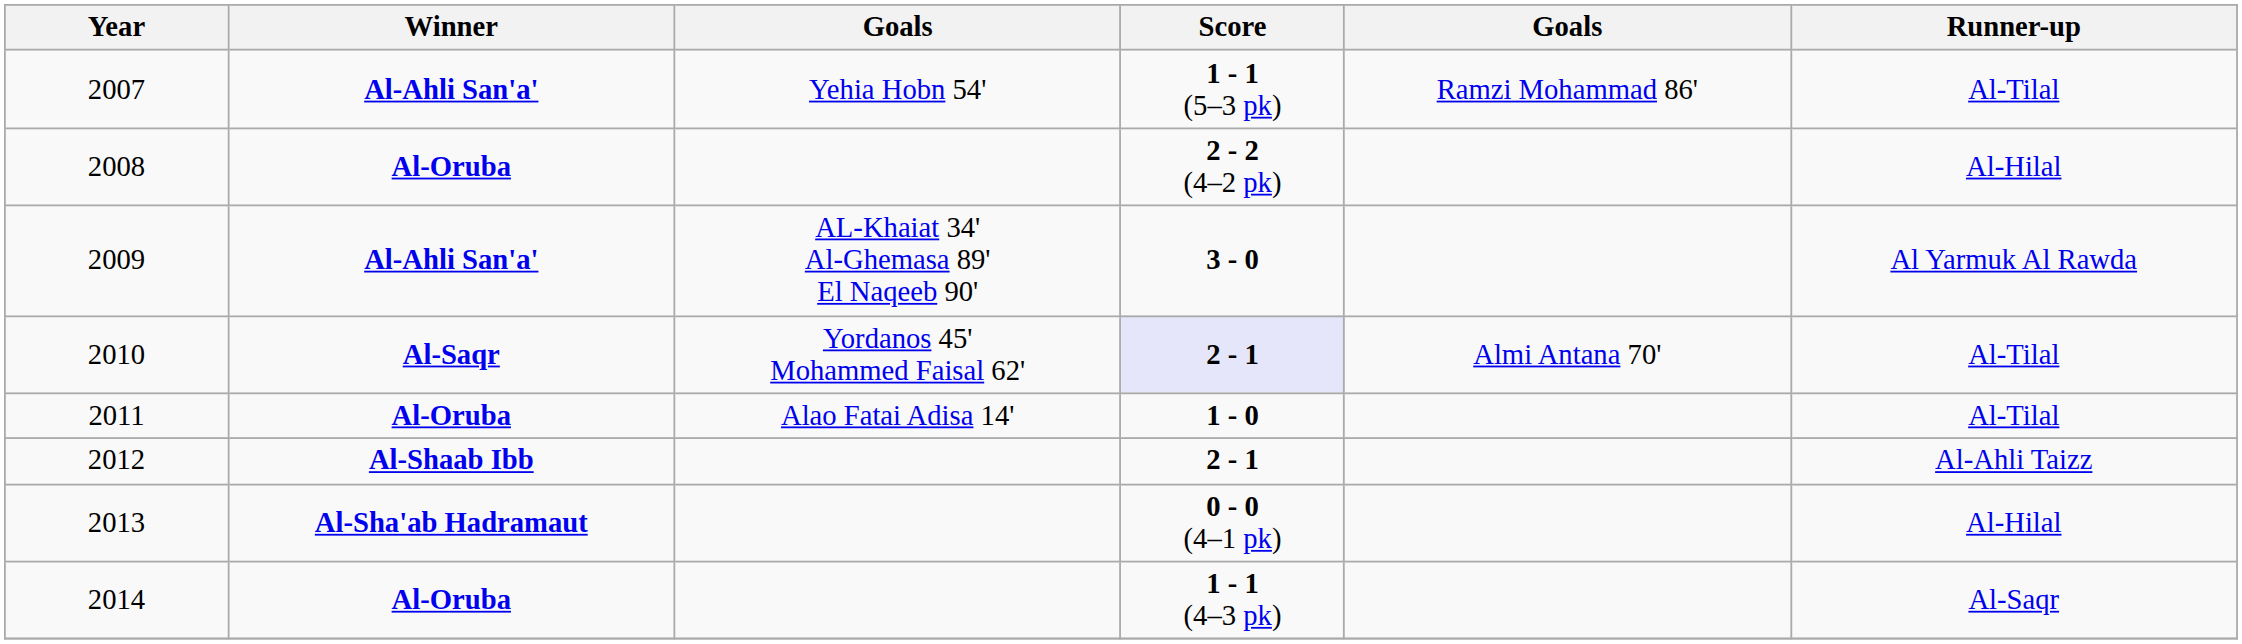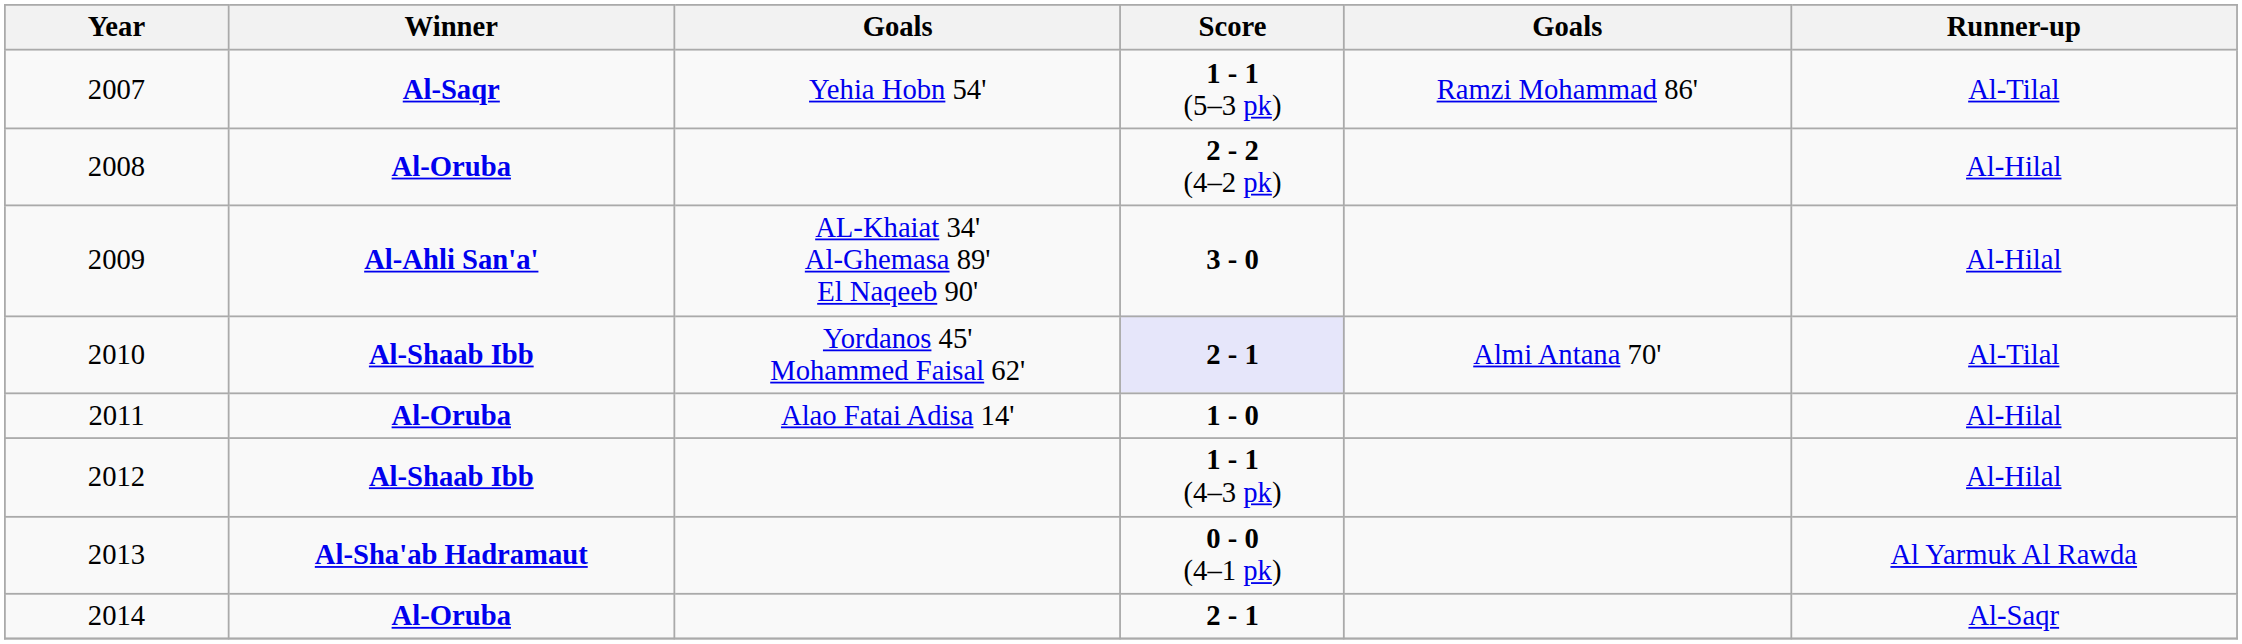(451, 88) Al-Ahli San'a' -> (451, 88) Al-Saqr
(2014, 260) Al Yarmuk Al Rawda -> (2014, 260) Al-Hilal
(451, 353) Al-Saqr -> (451, 353) Al-Shaab Ibb
(2014, 415) Al-Tilal -> (2014, 415) Al-Hilal
(1232, 460) 2 - 1 -> (1232, 476) 1 - 1 (4–3 pk)
(2014, 460) Al-Ahli Taizz -> (2014, 476) Al-Hilal
(2014, 522) Al-Hilal -> (2014, 554) Al Yarmuk Al Rawda
(1232, 600) 1 - 1 (4–3 pk) -> (1232, 616) 2 - 1
